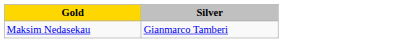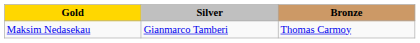+ column: (346, 12)
